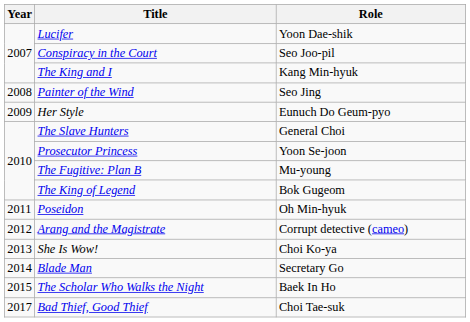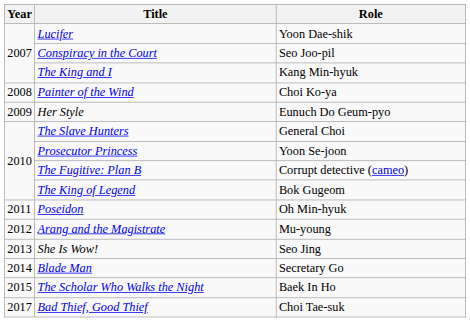(300, 92) Seo Jing -> (308, 92) Choi Ko-ya
(305, 170) Mu-young -> (344, 170) Corrupt detective (cameo)
(344, 229) Corrupt detective (cameo) -> (305, 229) Mu-young
(308, 248) Choi Ko-ya -> (300, 248) Seo Jing
